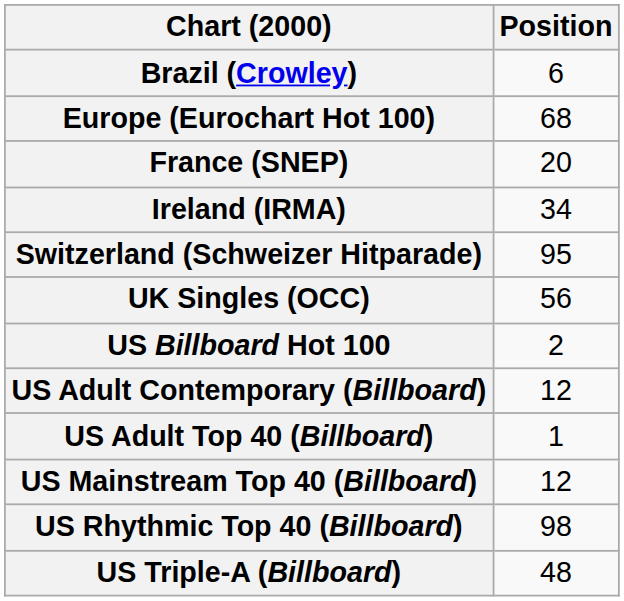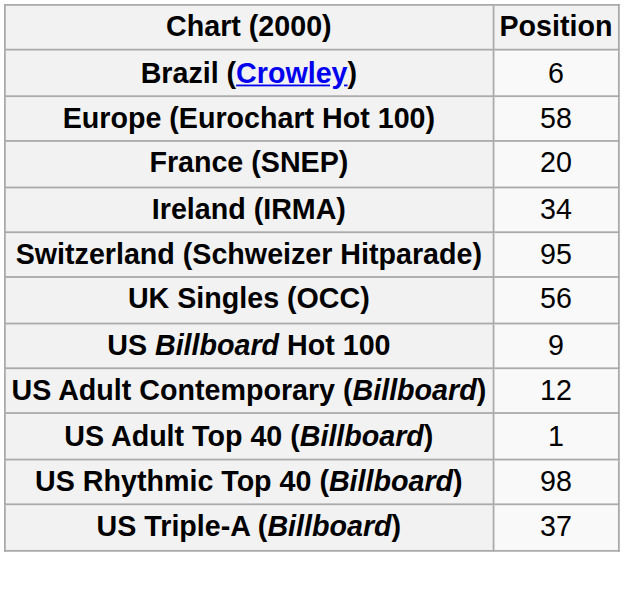(556, 118) 68 -> (556, 118) 58
(556, 345) 2 -> (556, 345) 9
- row: (249, 481)
(556, 572) 48 -> (556, 526) 37
